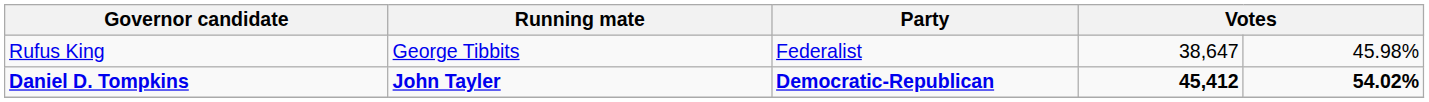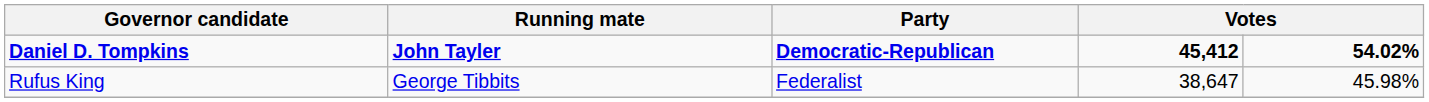rows swapped: (99, 81) <-> (57, 50)
